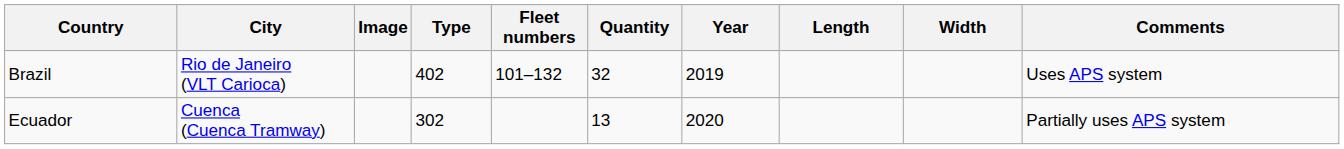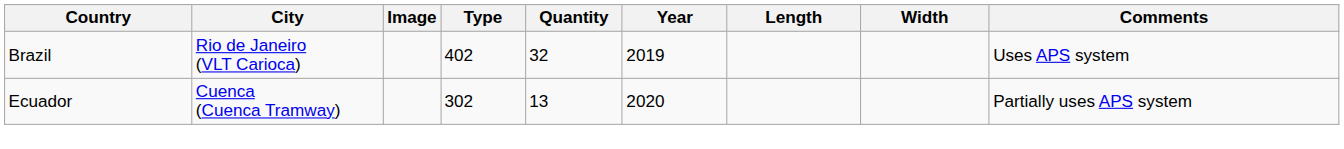- column: (539, 27)
